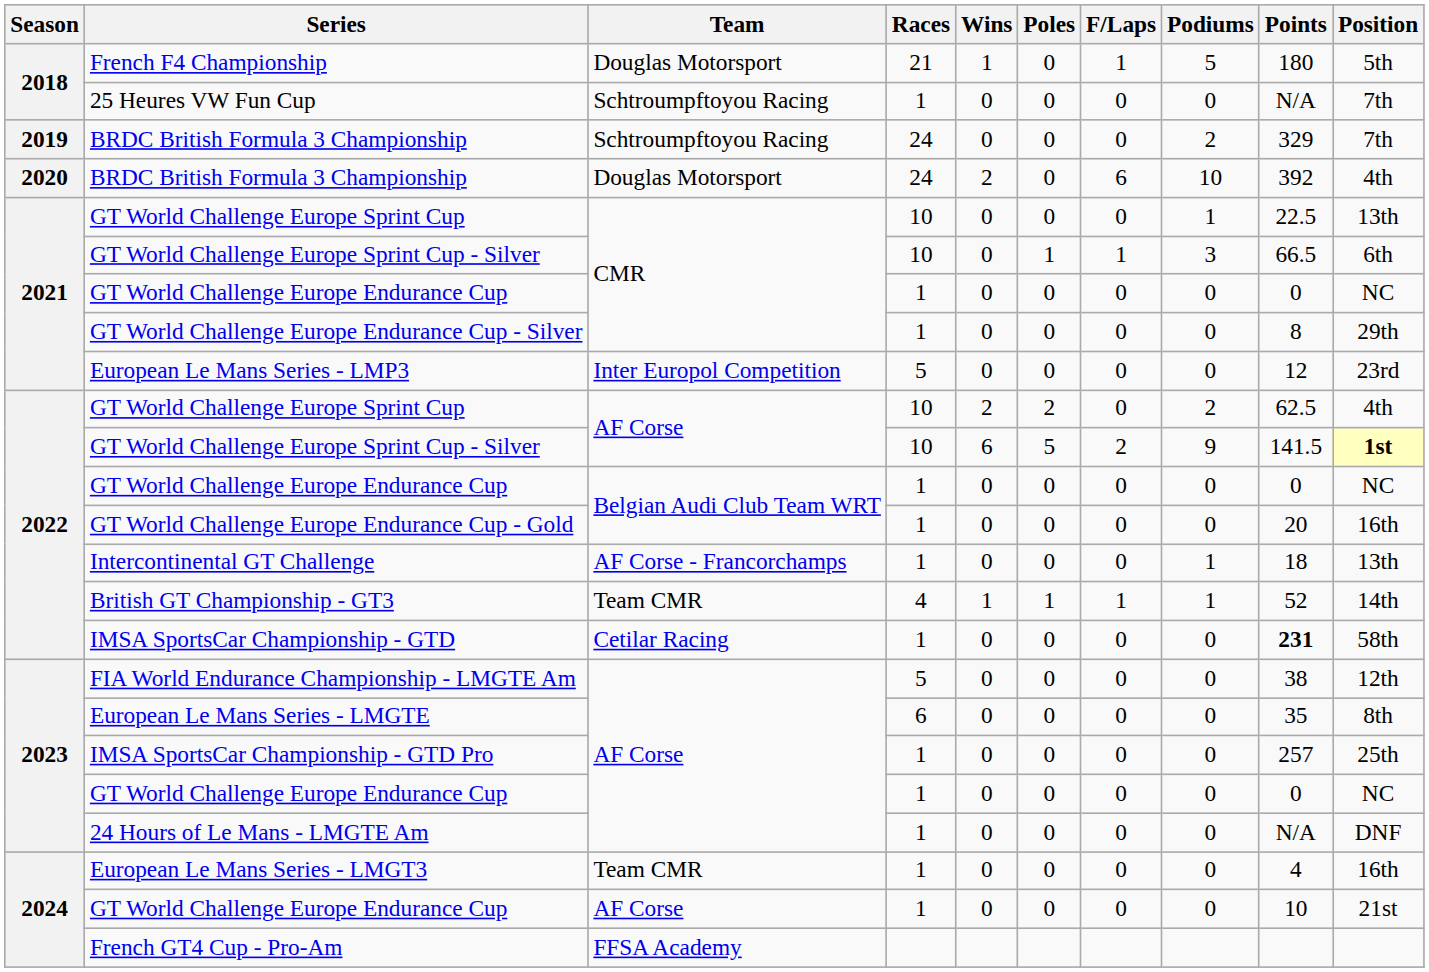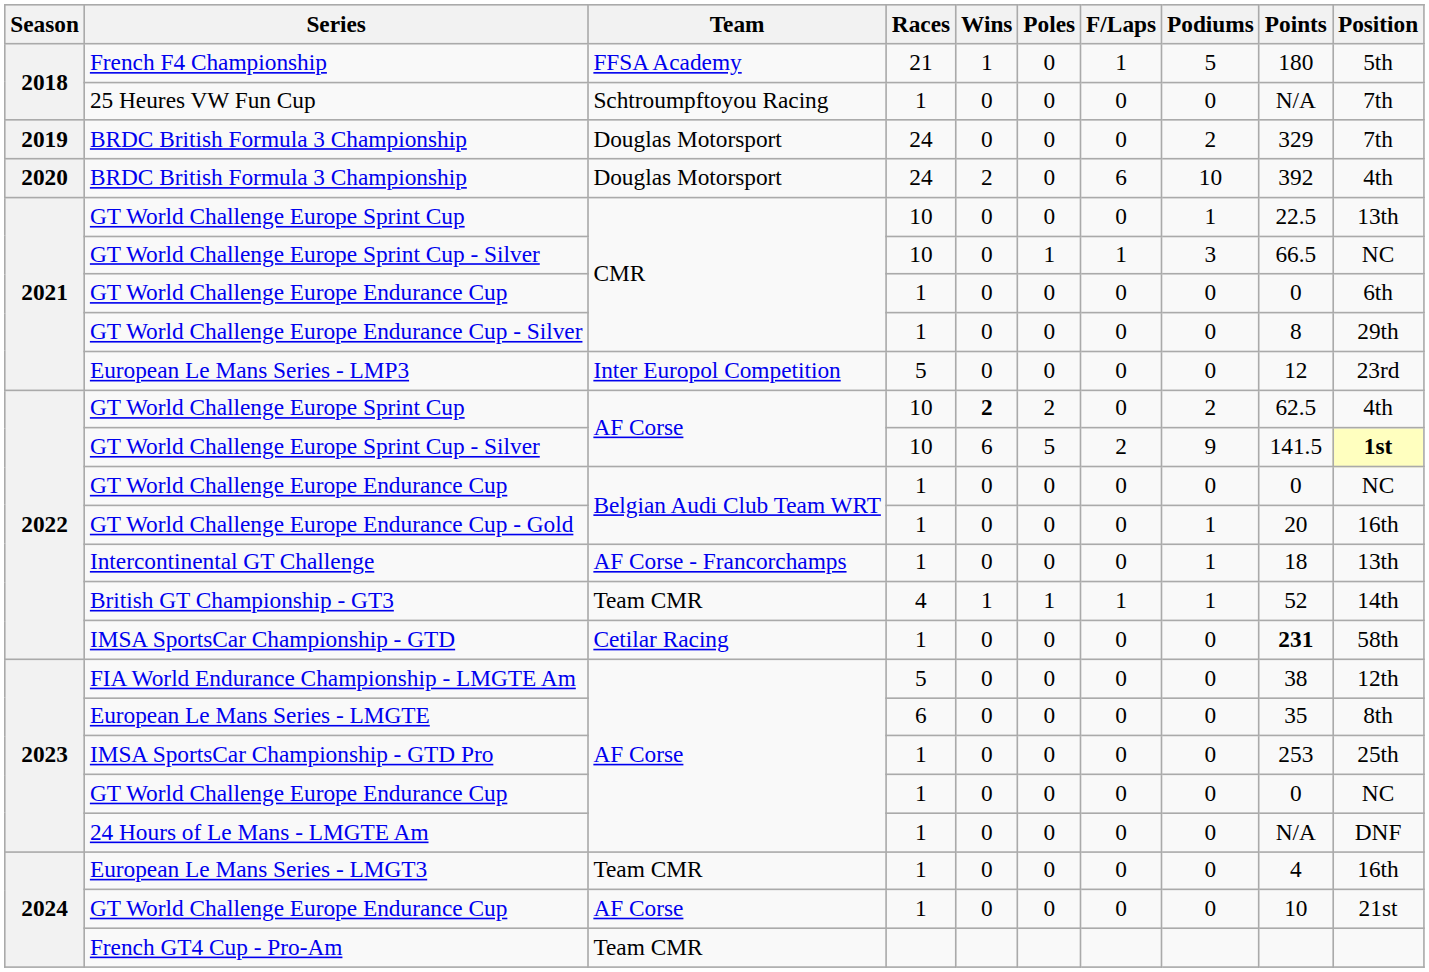(688, 62) Douglas Motorsport -> (668, 62) FFSA Academy
(711, 139) Schtroumpftoyou Racing -> (688, 139) Douglas Motorsport
(1378, 254) 6th -> (1378, 254) NC
(1378, 293) NC -> (1378, 293) 6th
(987, 408) normal -> (987, 408) bold
(1210, 524) 0 -> (1210, 524) 1
(1296, 755) 257 -> (1296, 755) 253
(668, 947) FFSA Academy -> (648, 947) Team CMR
